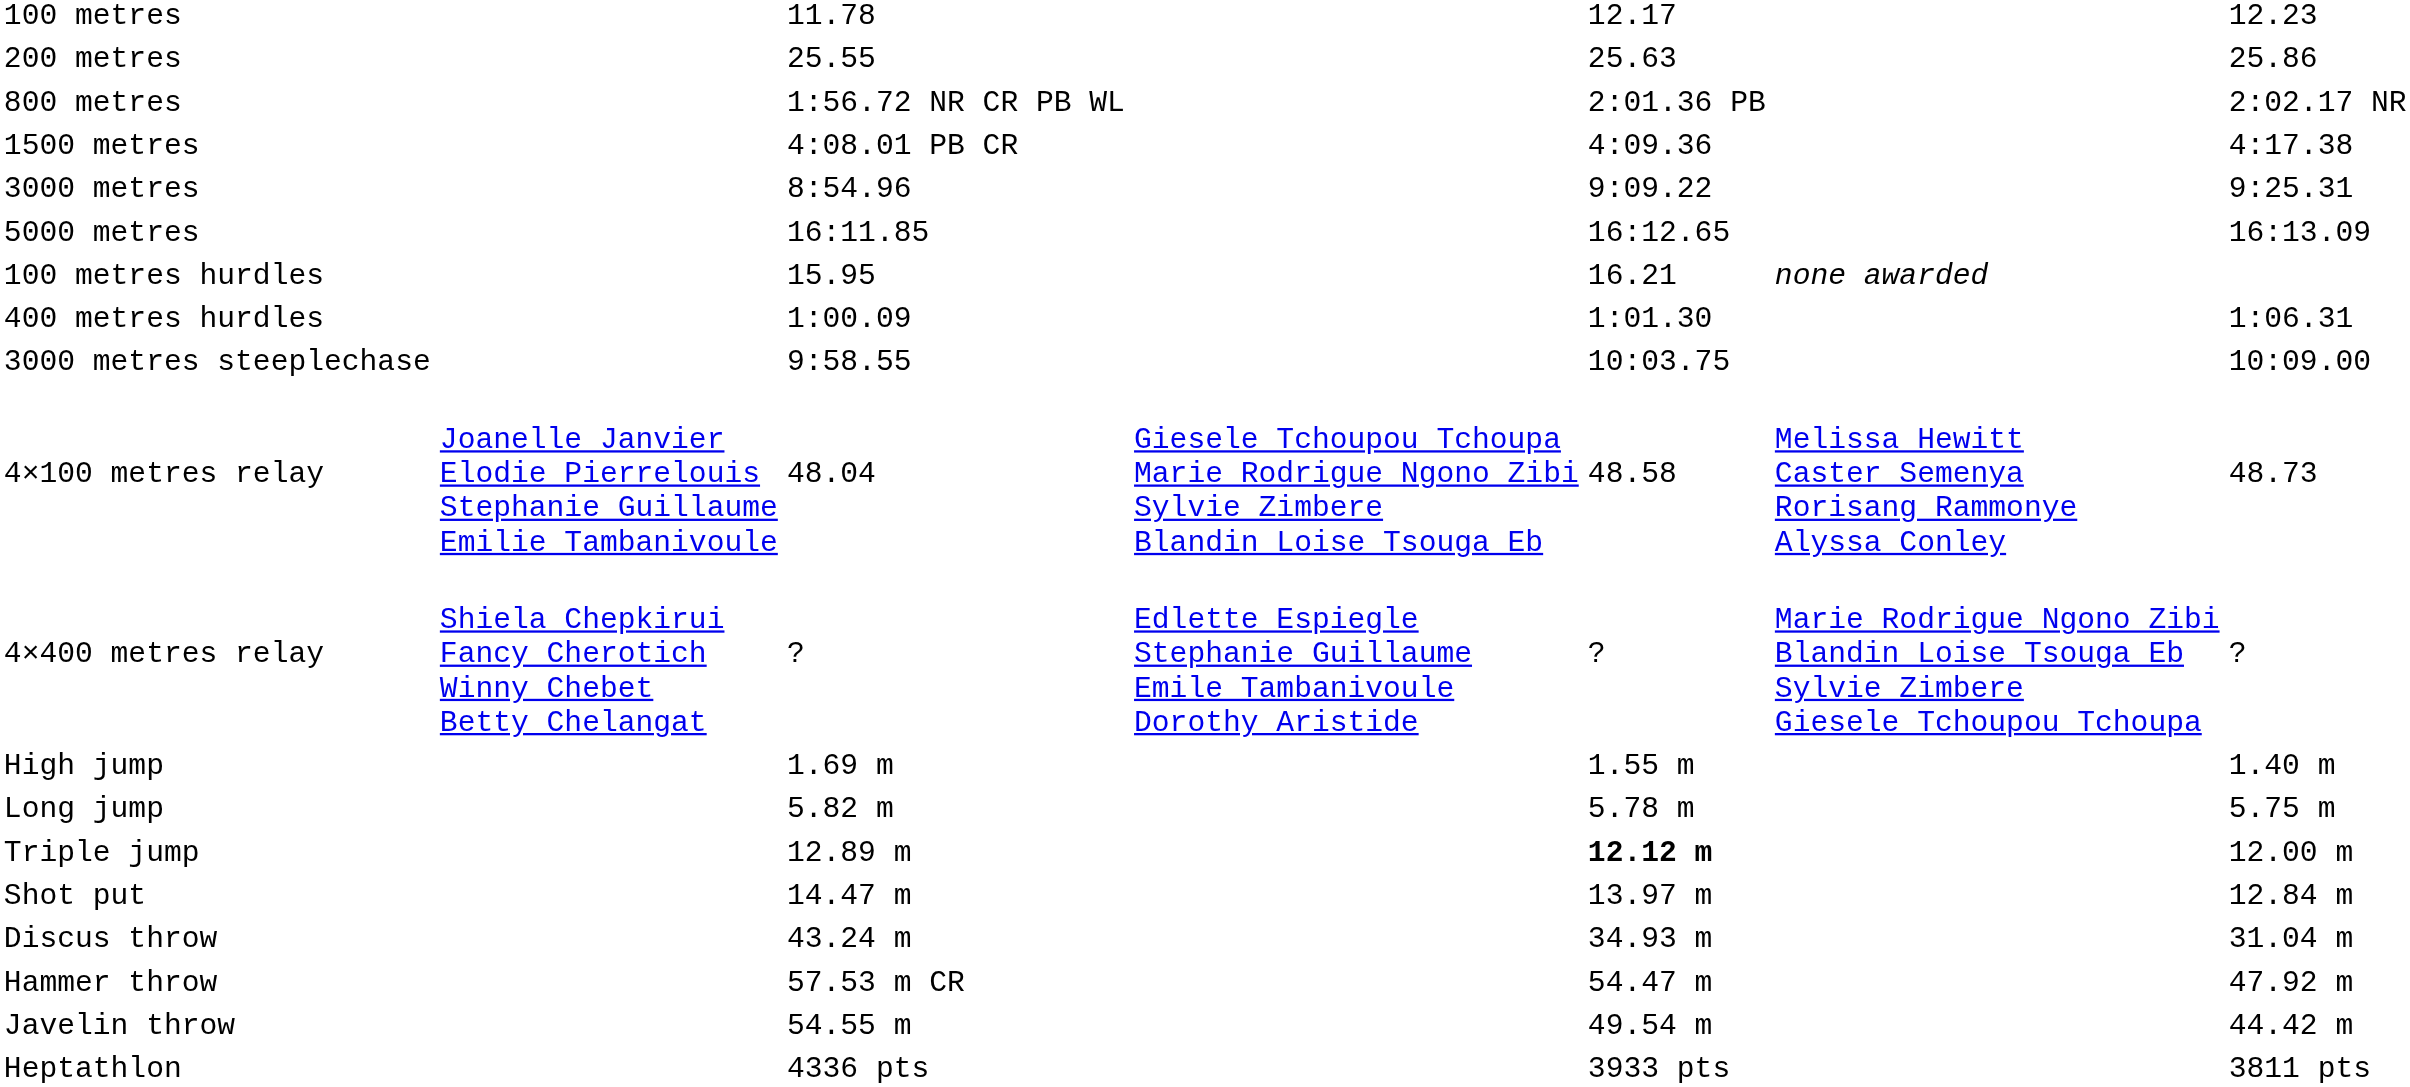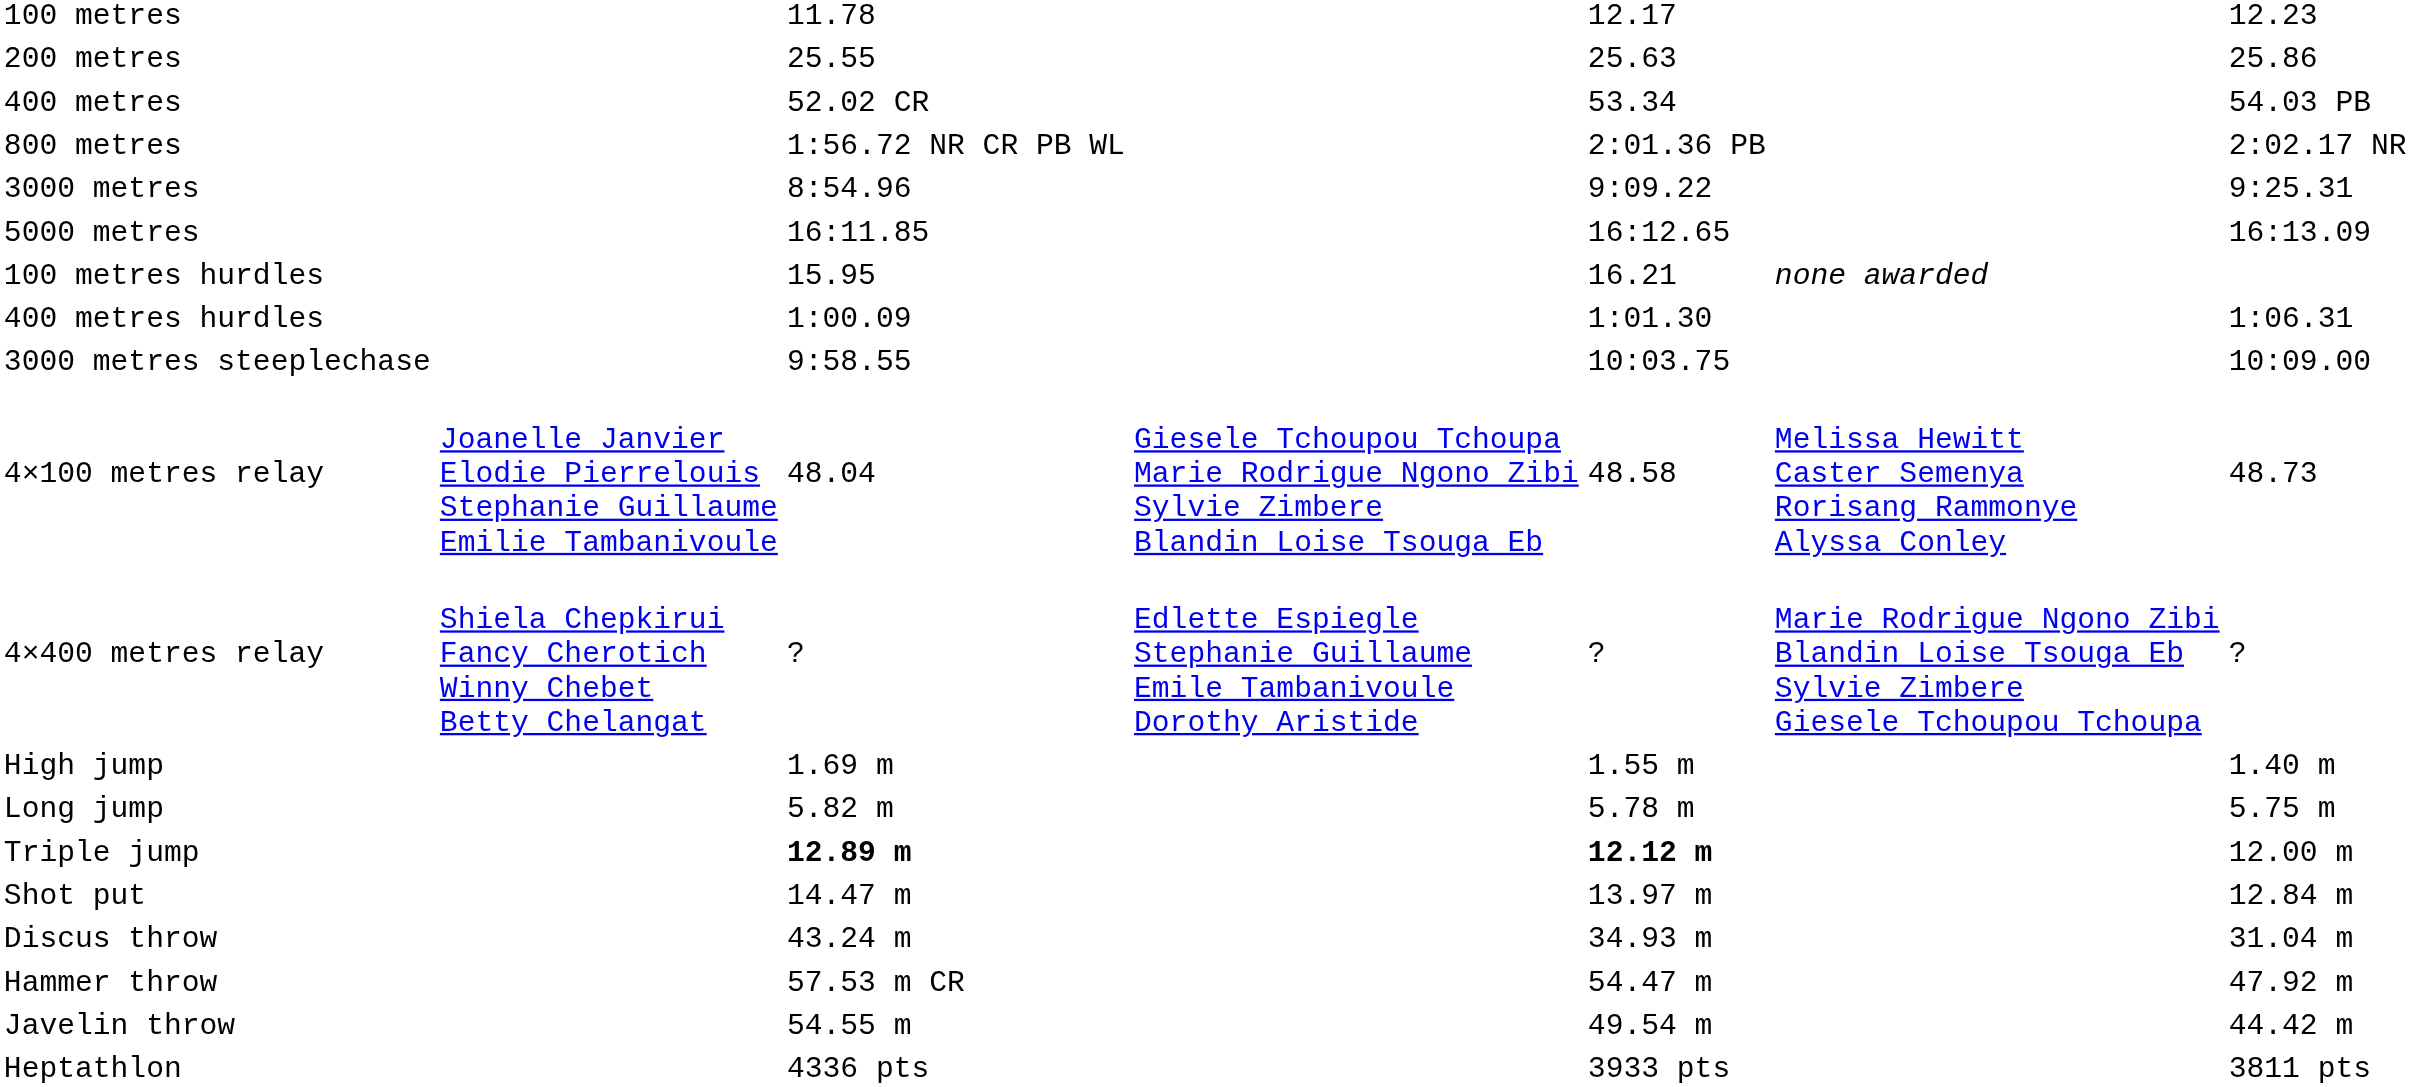+ row: (93, 103)
- row: (102, 146)
(849, 853) normal -> (849, 853) bold
